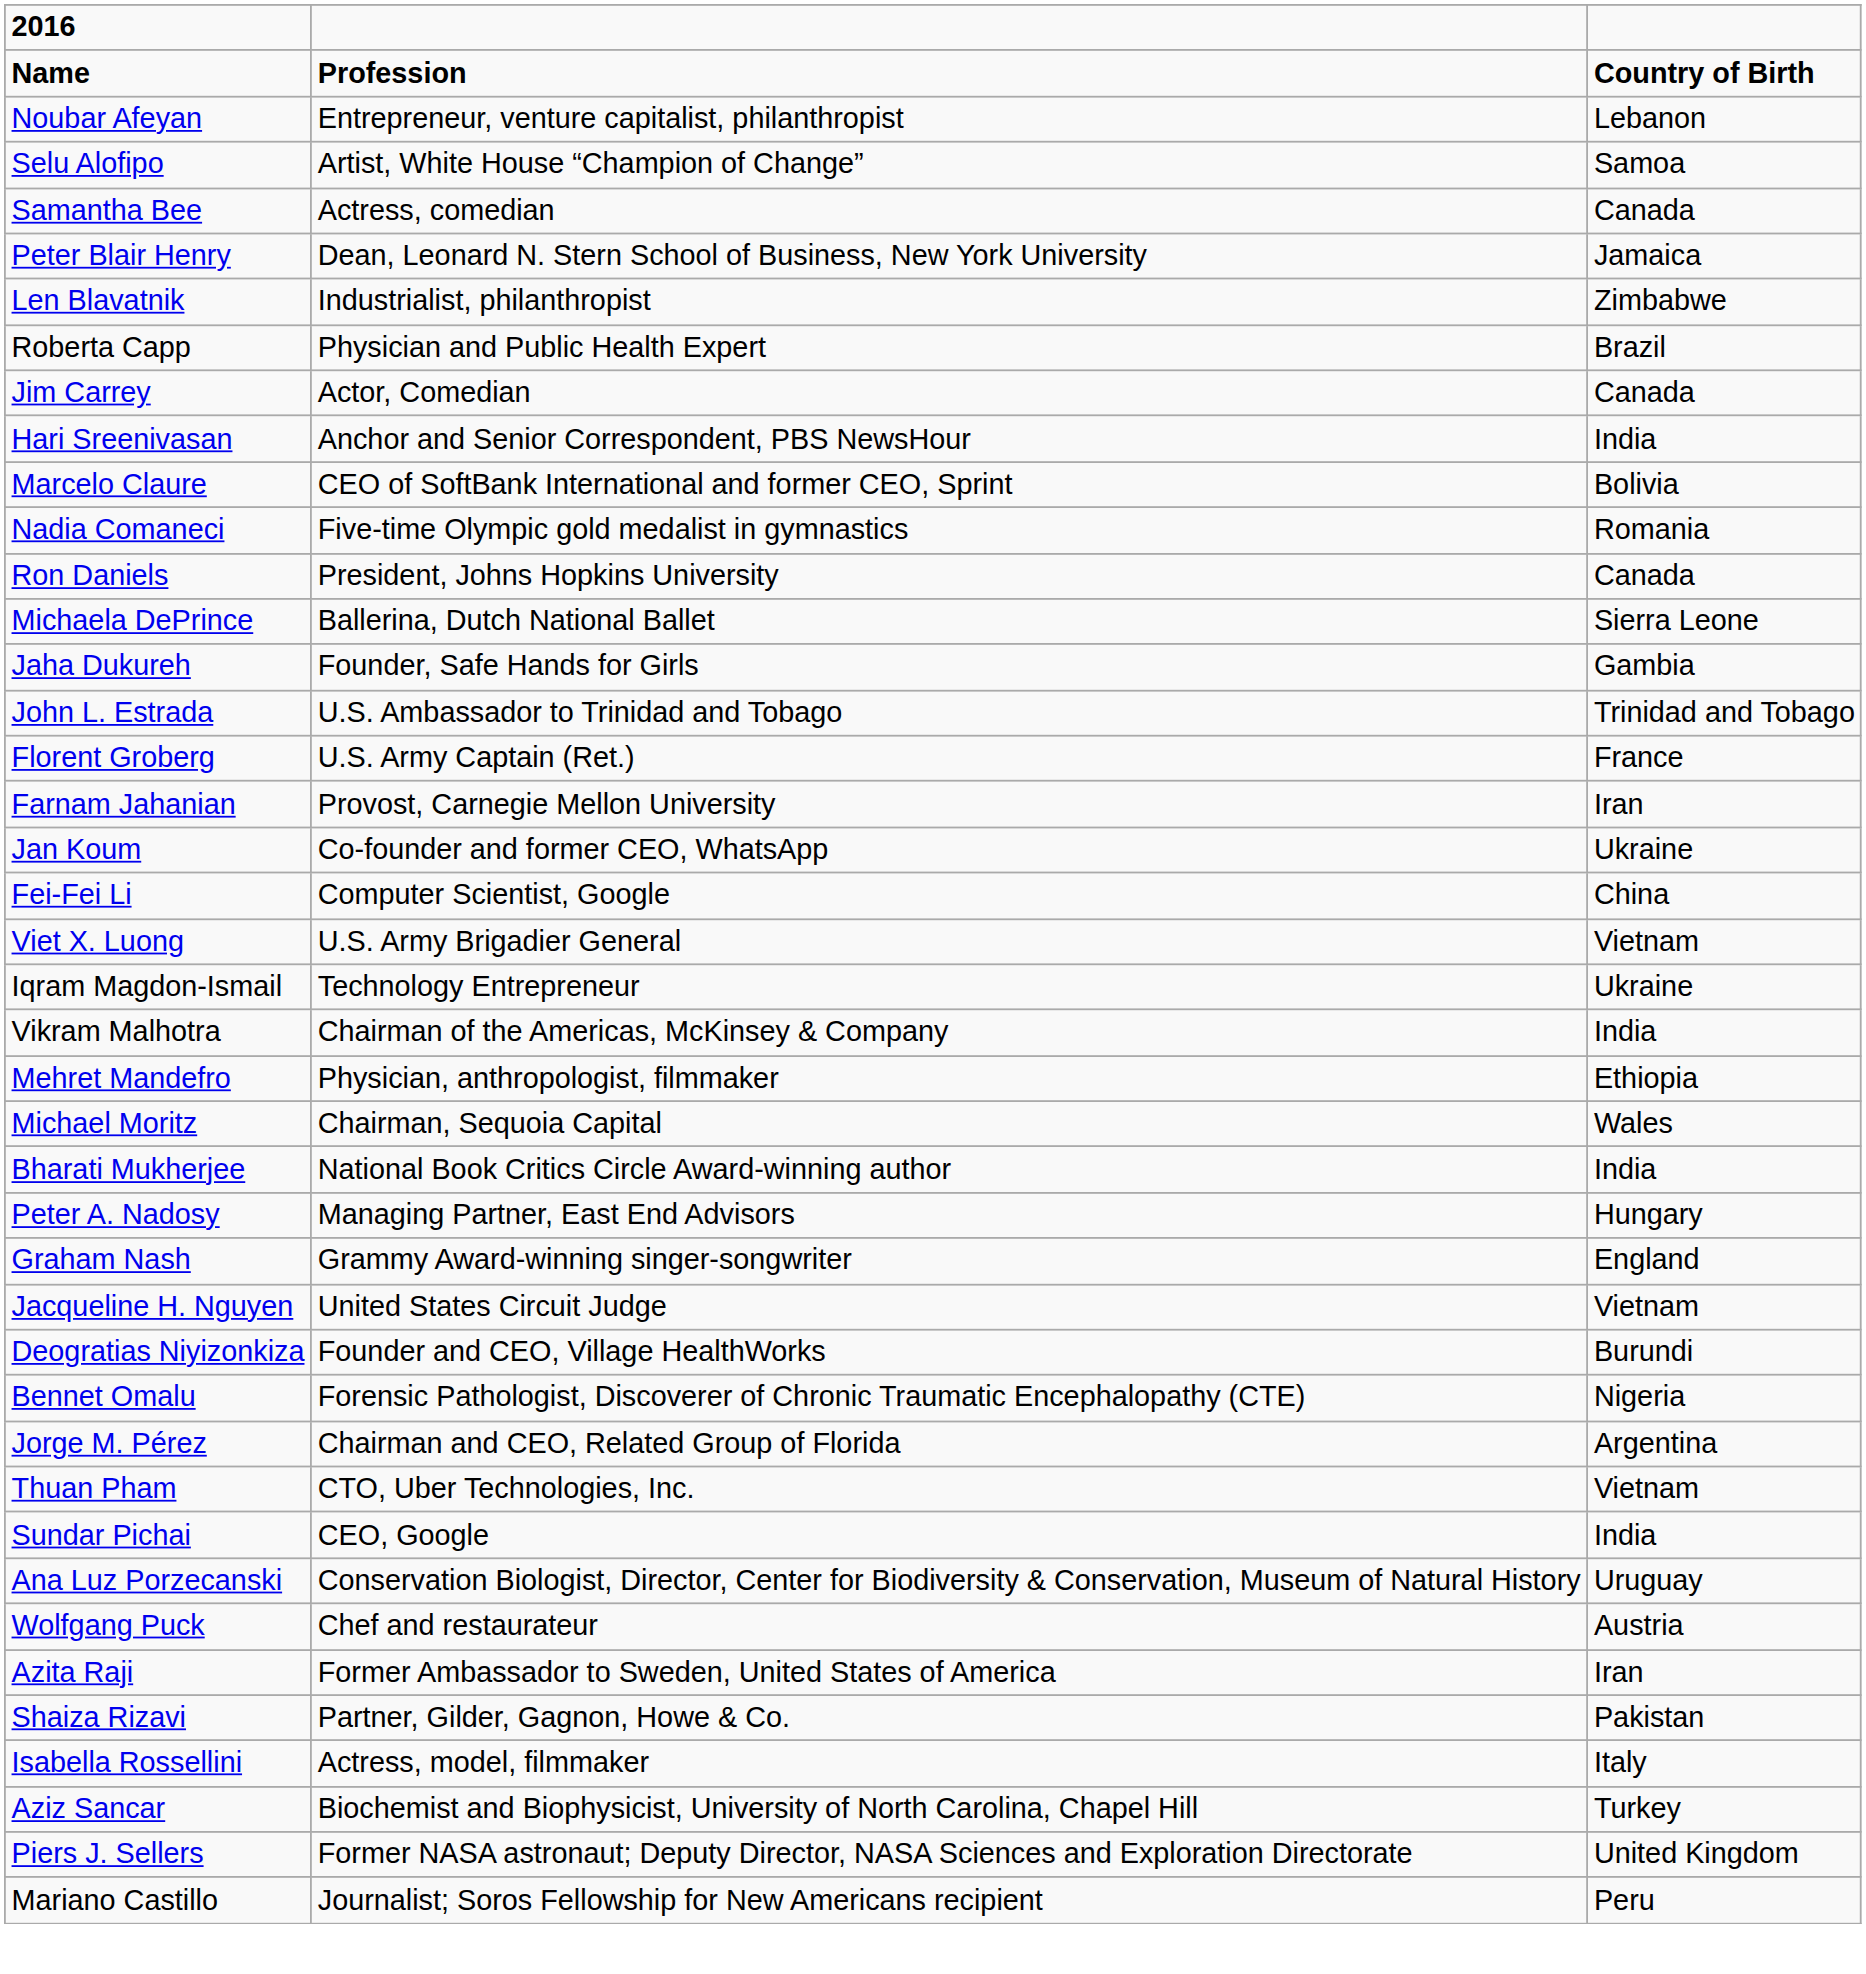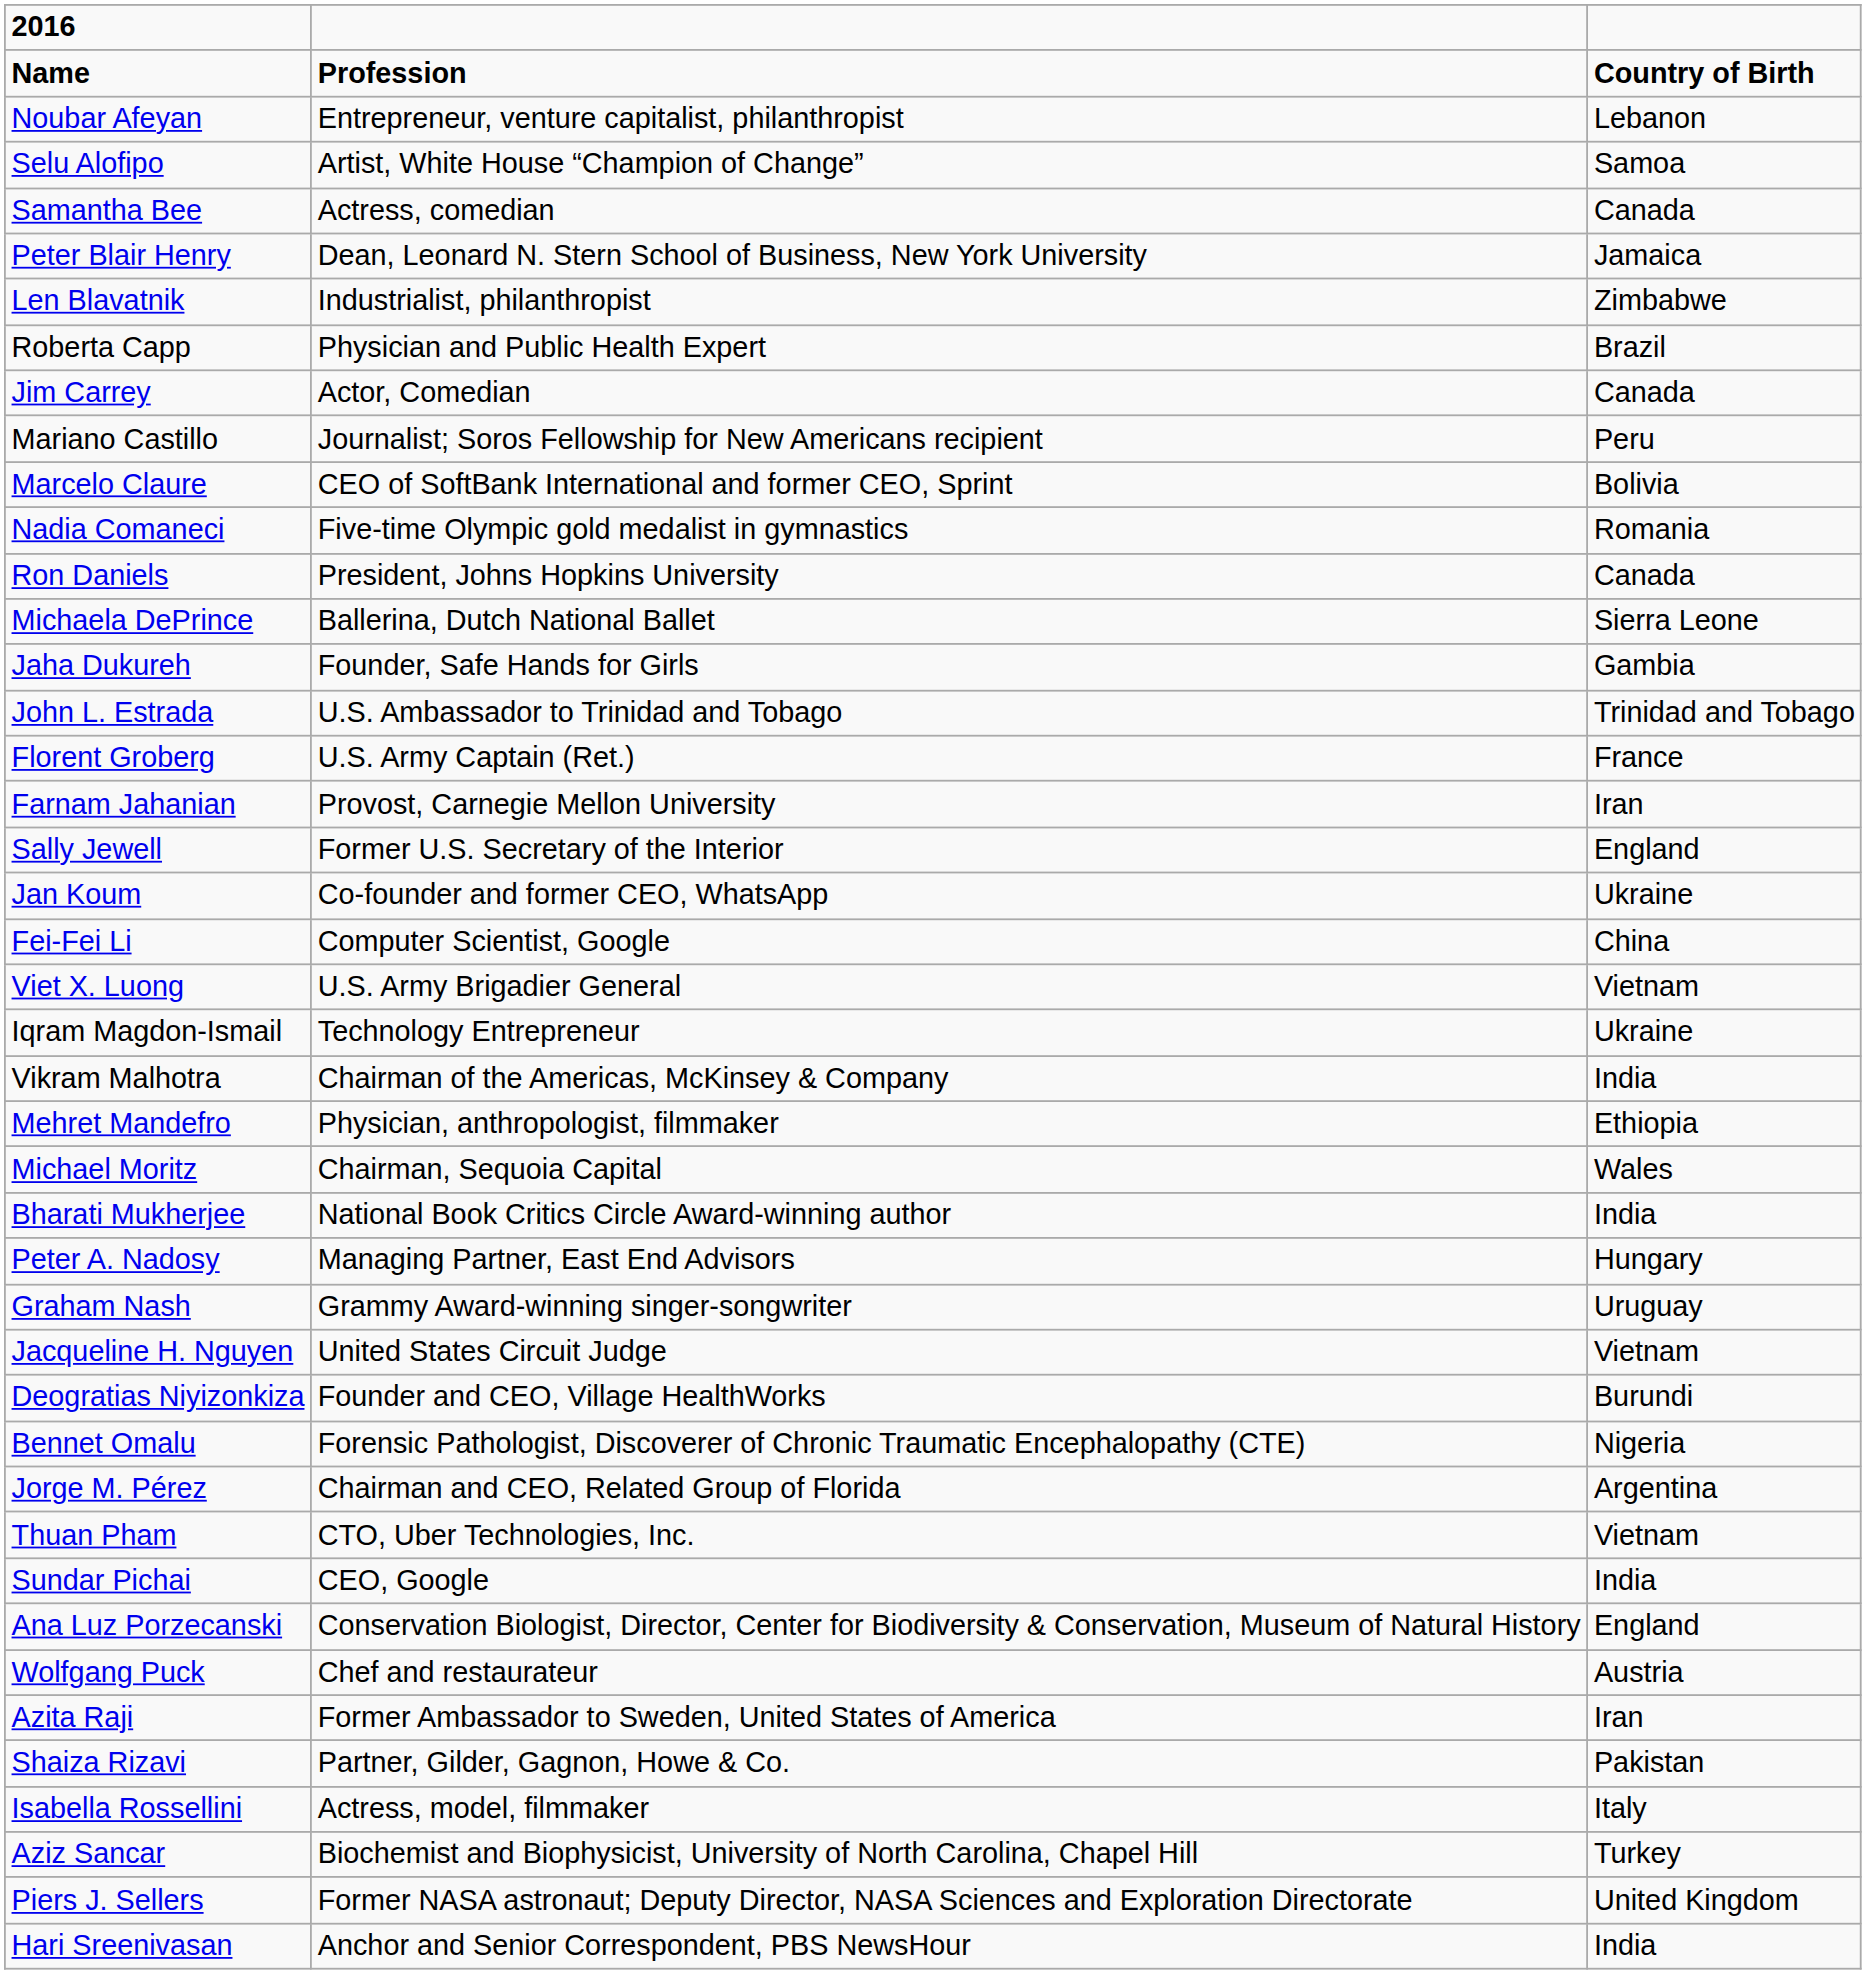rows swapped: (115, 1900) <-> (122, 438)
+ row: (87, 849)
(1647, 1260) England -> (1648, 1306) Uruguay
(1648, 1580) Uruguay -> (1647, 1625) England
